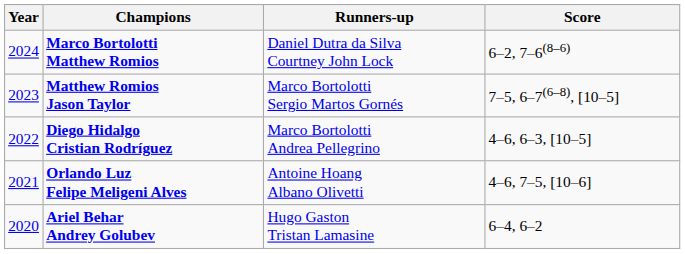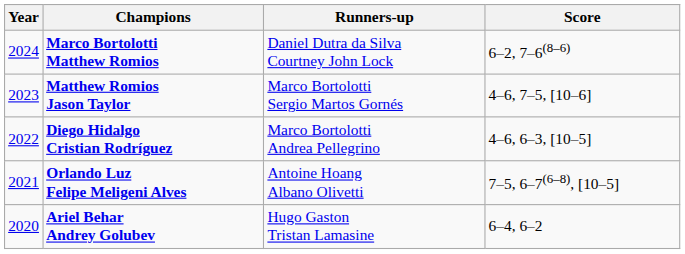(554, 95) 7–5, 6–7(6–8), [10–5] -> (540, 95) 4–6, 7–5, [10–6]
(540, 182) 4–6, 7–5, [10–6] -> (554, 182) 7–5, 6–7(6–8), [10–5]
